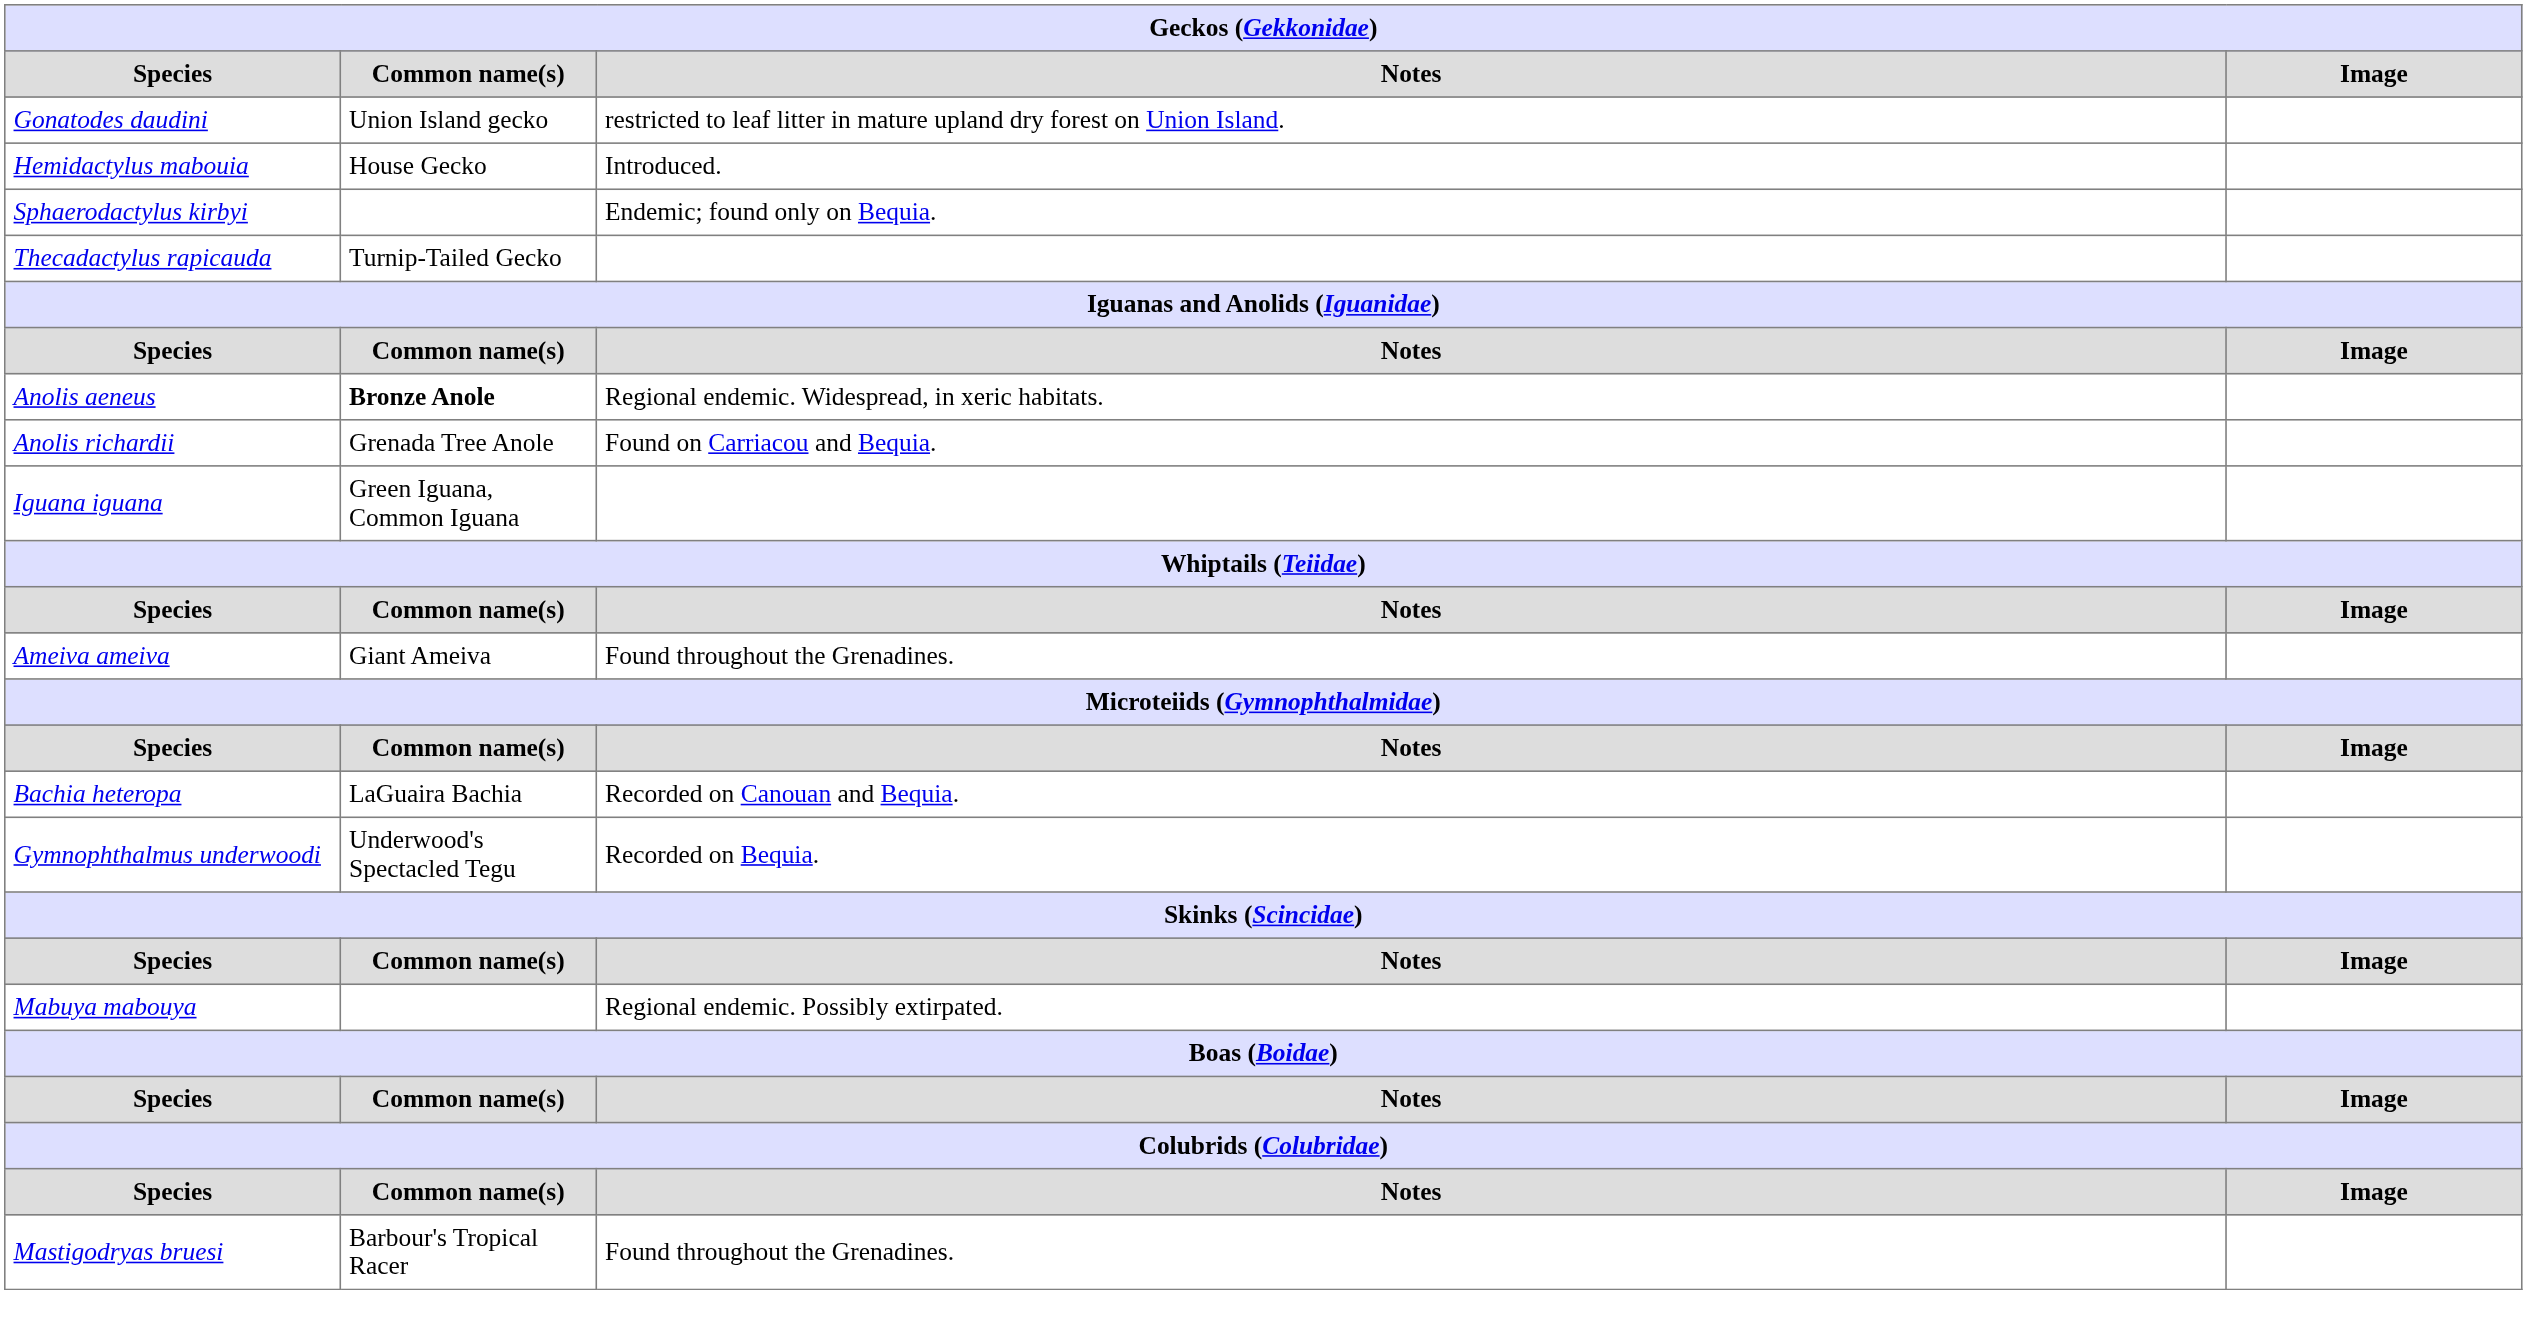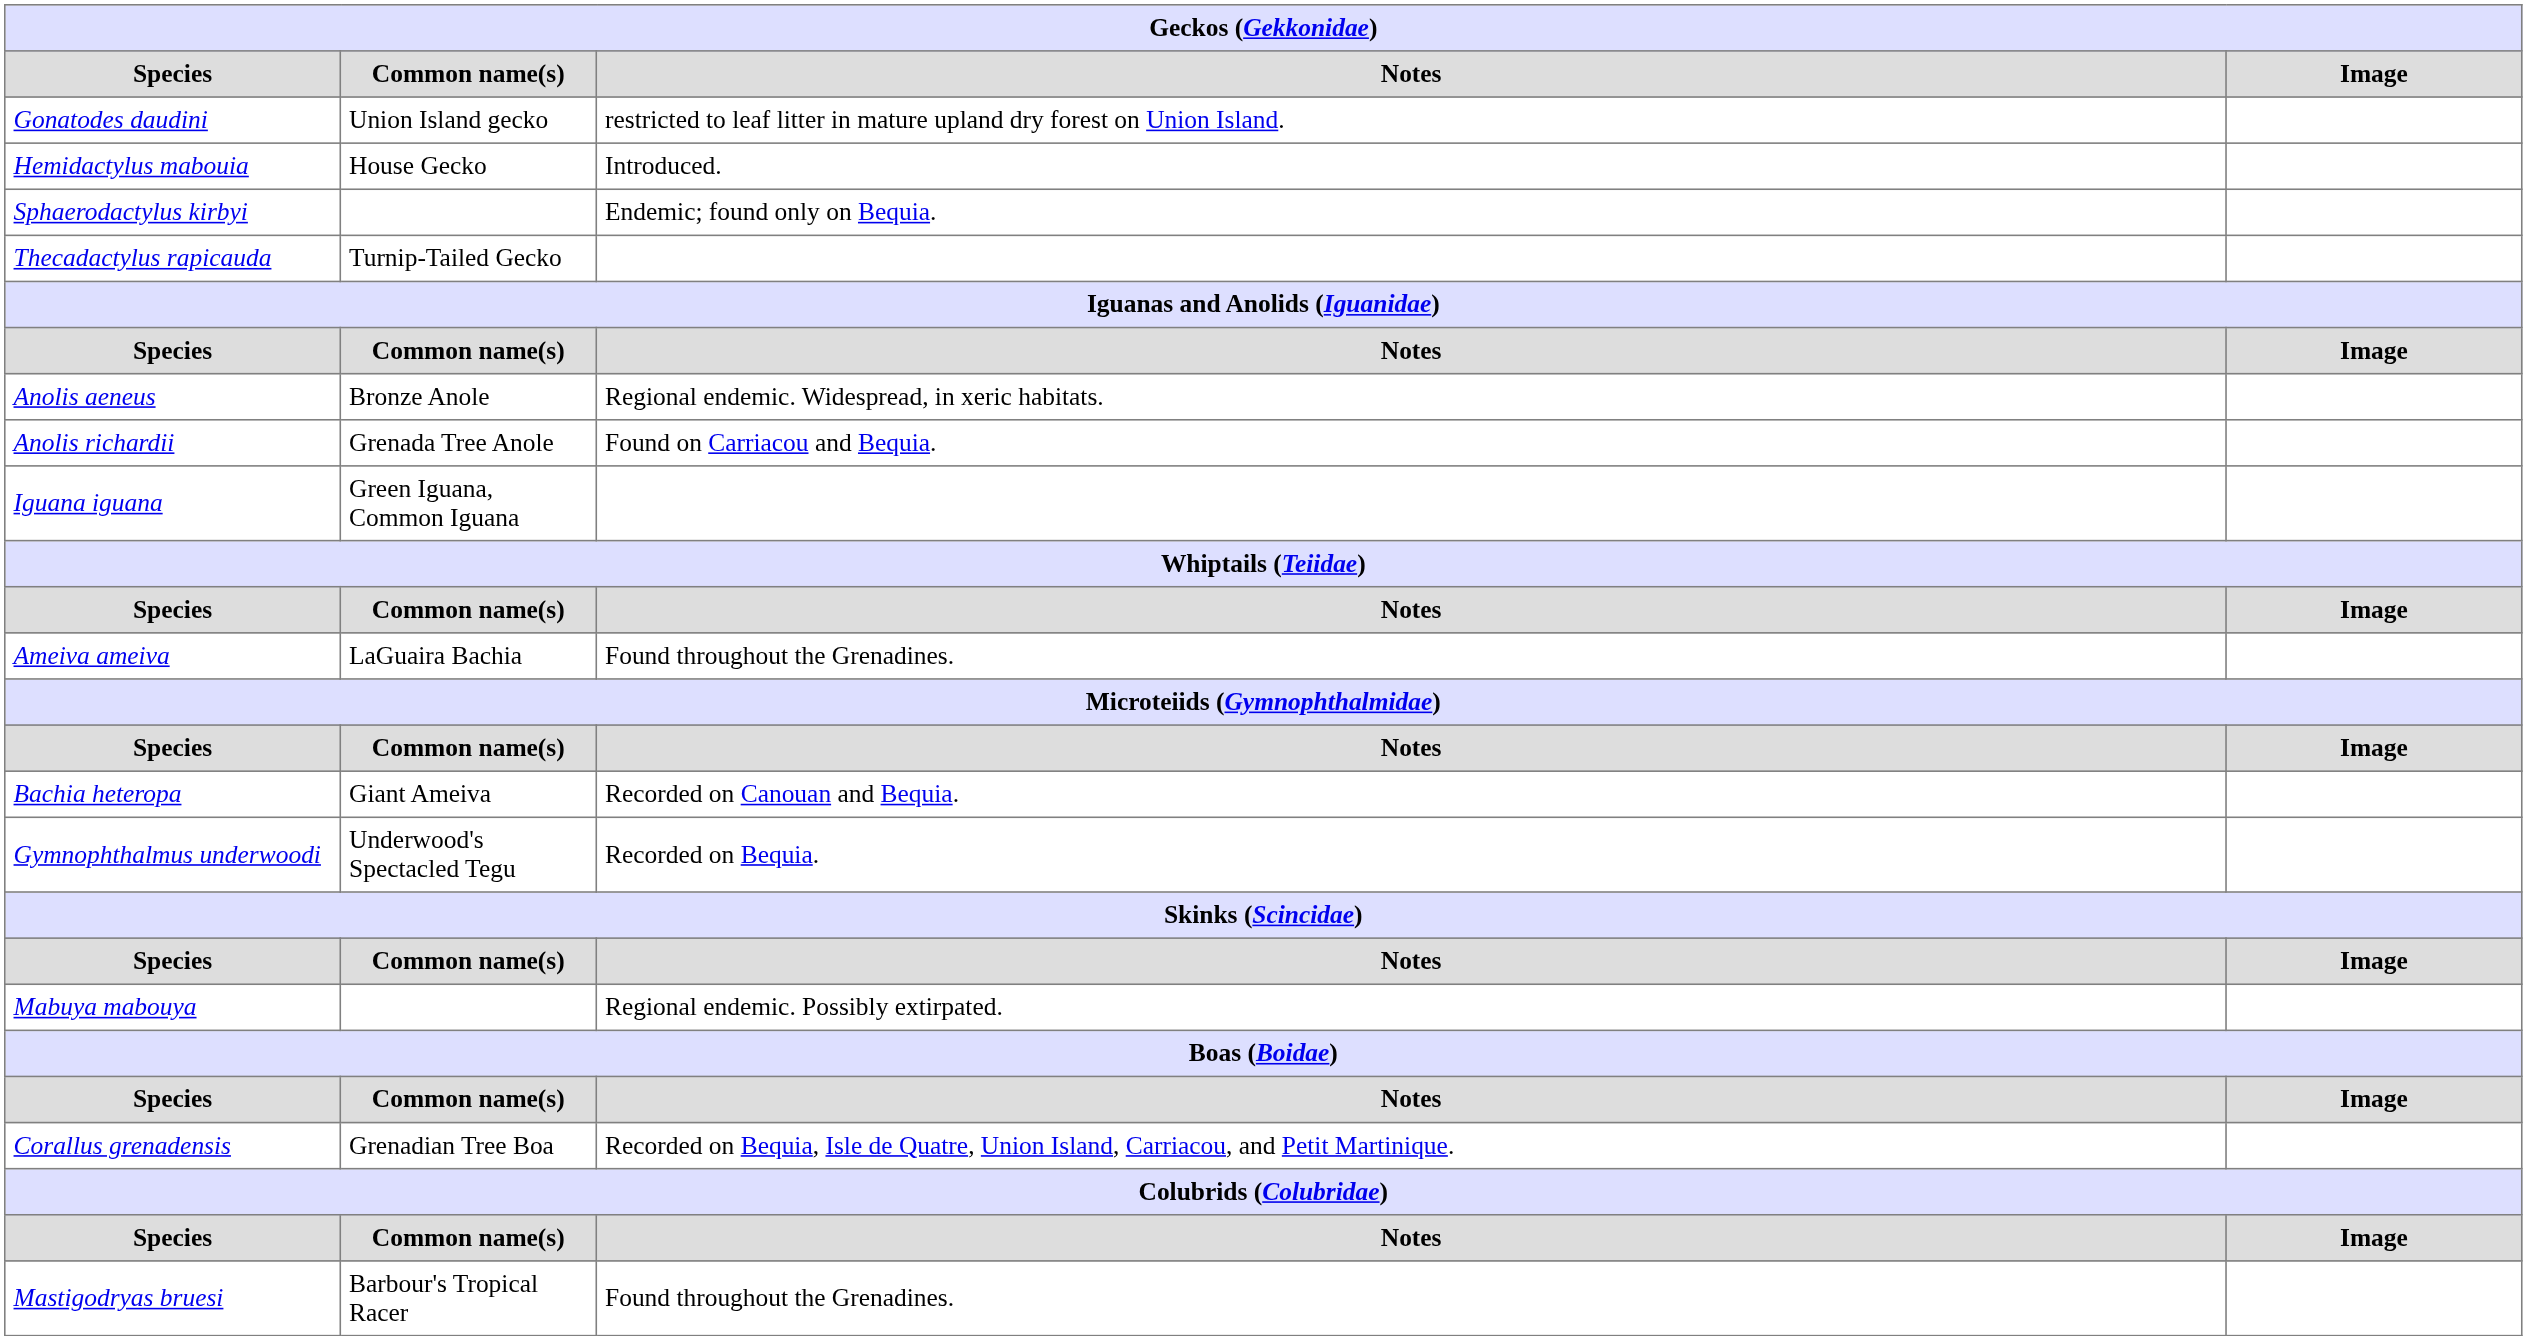(422, 396) bold -> (419, 396) normal
(420, 655) Giant Ameiva -> (436, 655) LaGuaira Bachia
(436, 793) LaGuaira Bachia -> (420, 793) Giant Ameiva
+ row: (122, 1145)
